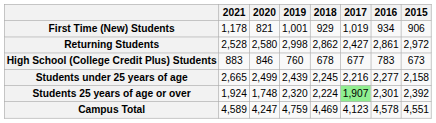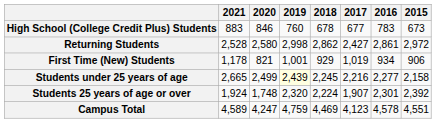rows swapped: (112, 28) <-> (112, 61)
(295, 77) no background -> (295, 77) lightyellow background
(356, 93) lightgreen background -> (356, 93) no background
